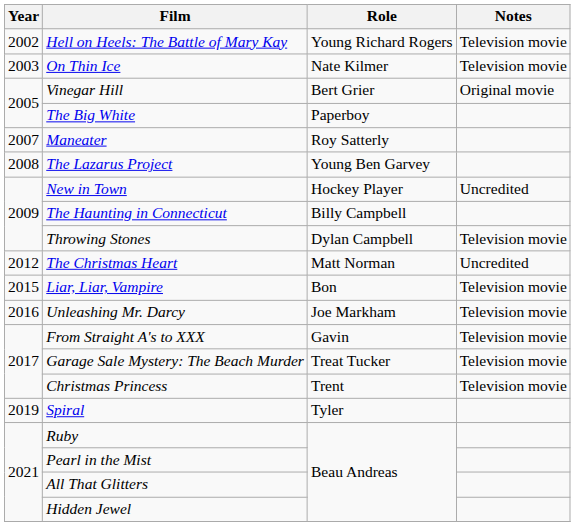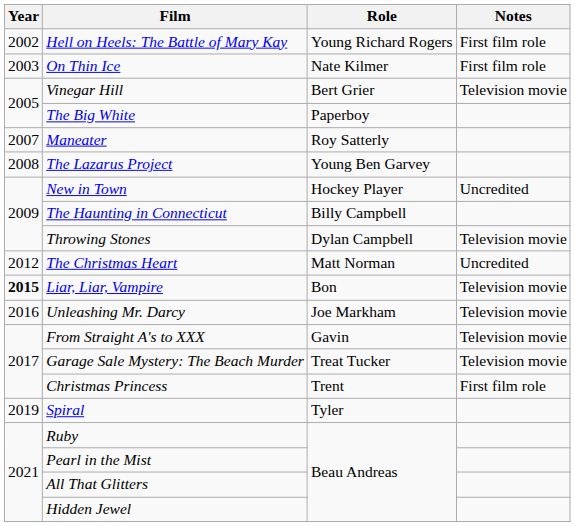(513, 41) Television movie -> (503, 41) First film role
(513, 66) Television movie -> (503, 66) First film role
(507, 90) Original movie -> (513, 90) Television movie
(24, 287) normal -> (24, 287) bold
(513, 386) Television movie -> (503, 386) First film role
